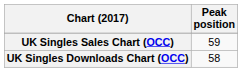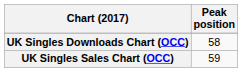rows swapped: (98, 59) <-> (98, 42)
